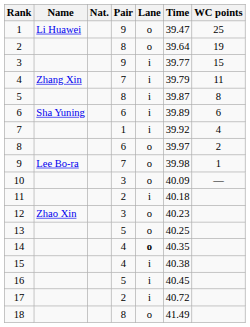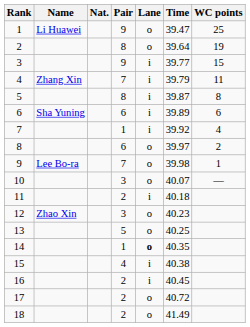(178, 180) 40.09 -> (178, 180) 40.07
(123, 247) 4 -> (123, 247) 1
(123, 280) 5 -> (123, 280) 2
(149, 297) i -> (149, 297) o
(123, 314) 8 -> (123, 314) 2
